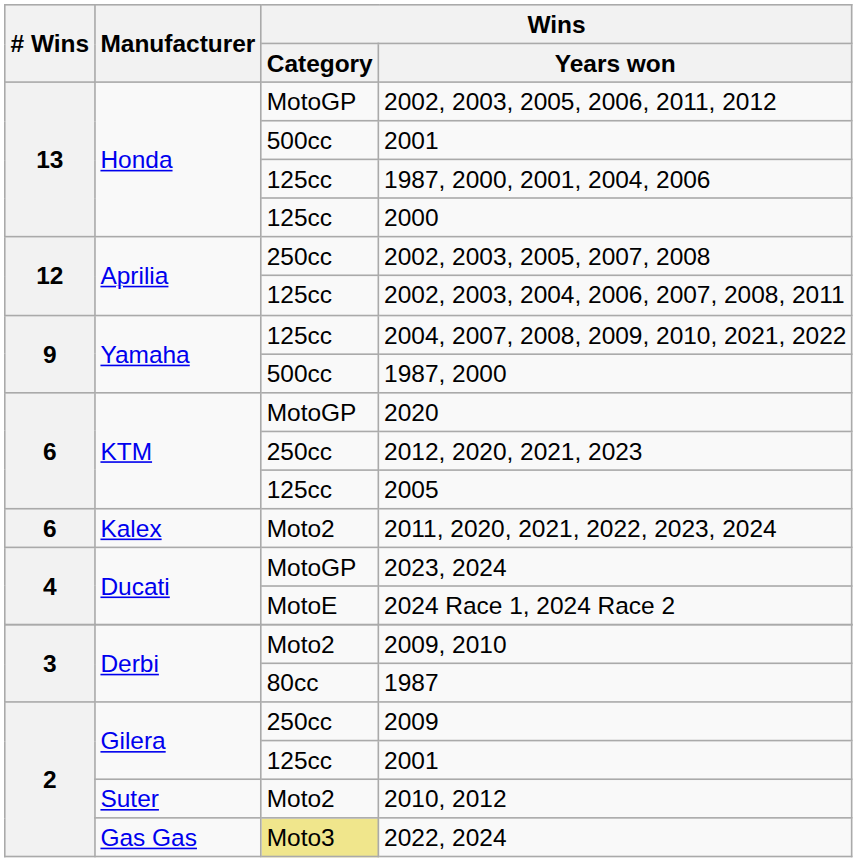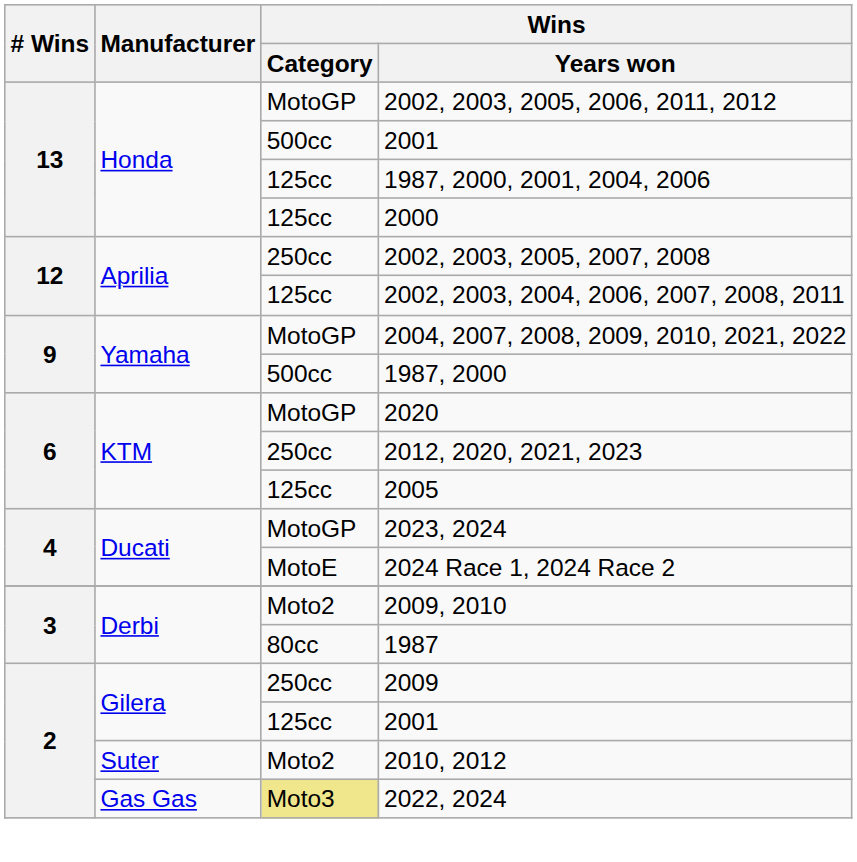(299, 334) 125cc -> (312, 334) MotoGP
- row: (131, 528)
